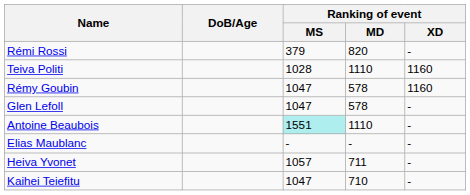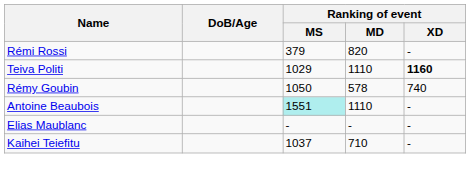(299, 69) 1028 -> (299, 69) 1029
(420, 69) normal -> (420, 69) bold
(299, 88) 1047 -> (299, 88) 1050
(420, 88) 1160 -> (417, 88) 740
- row: (35, 106)
- row: (41, 162)
(299, 181) 1047 -> (299, 144) 1037
